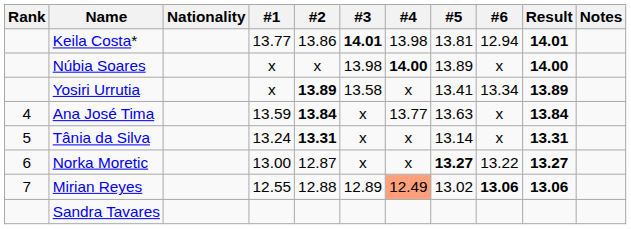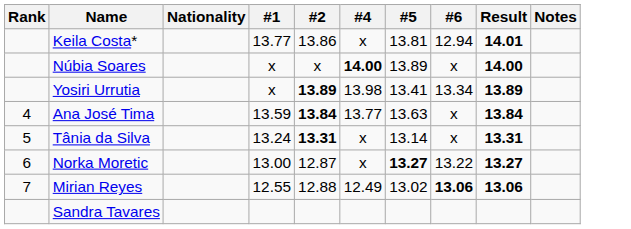- column: (363, 17)
(408, 41) 13.98 -> (363, 41) x
(408, 90) x -> (363, 90) 13.98
(408, 187) lightsalmon background -> (363, 187) no background
